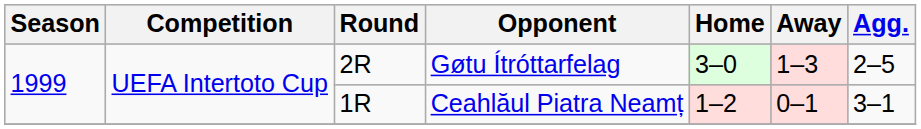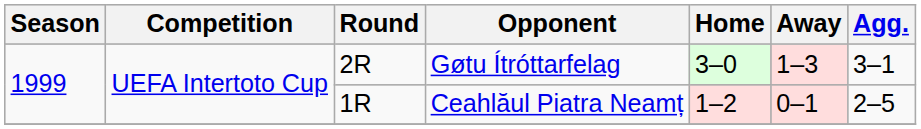(874, 64) 2–5 -> (874, 64) 3–1
(874, 104) 3–1 -> (874, 104) 2–5
